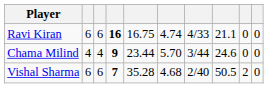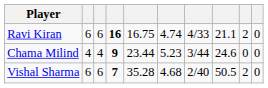(245, 33) 0 -> (245, 33) 2
(171, 53) 5.70 -> (171, 53) 5.23
